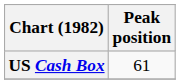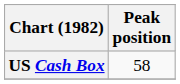(142, 65) 61 -> (142, 65) 58
